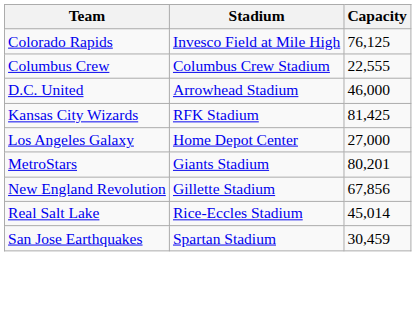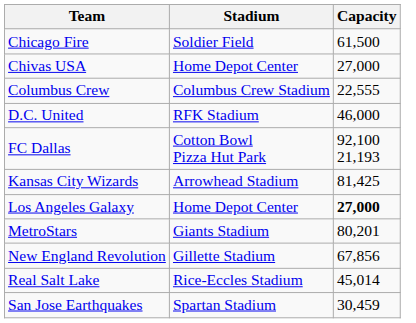+ row: (48, 41)
+ row: (47, 66)
- row: (60, 41)
(236, 90) Arrowhead Stadium -> (216, 115) RFK Stadium
+ row: (39, 148)
(216, 115) RFK Stadium -> (236, 181) Arrowhead Stadium
(369, 139) normal -> (358, 206) bold
